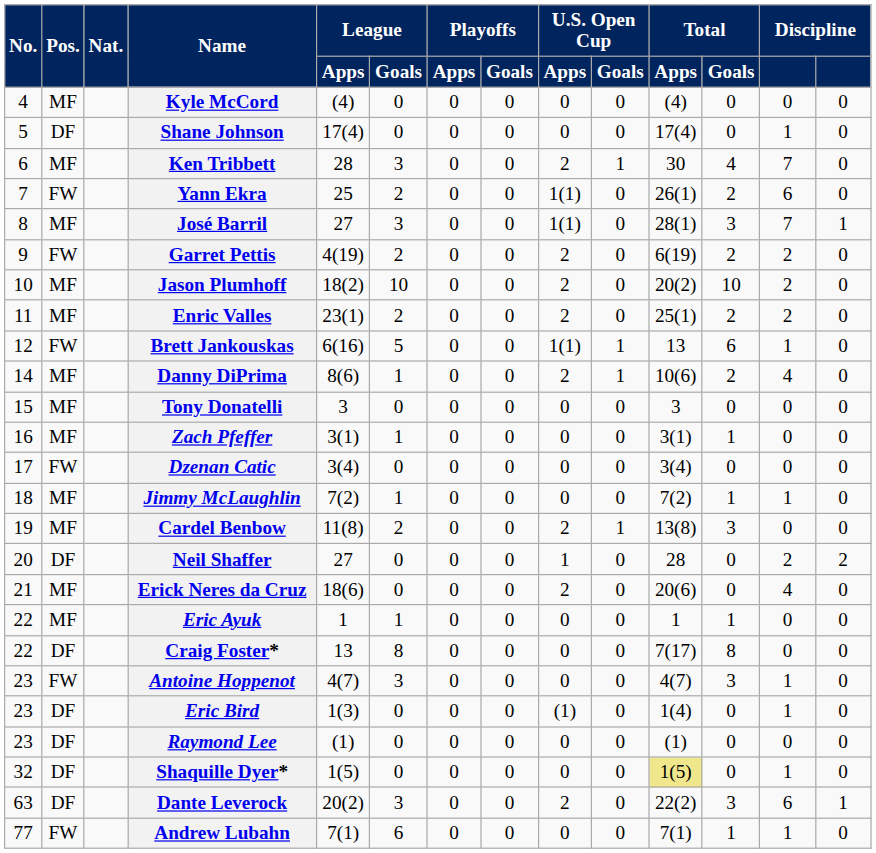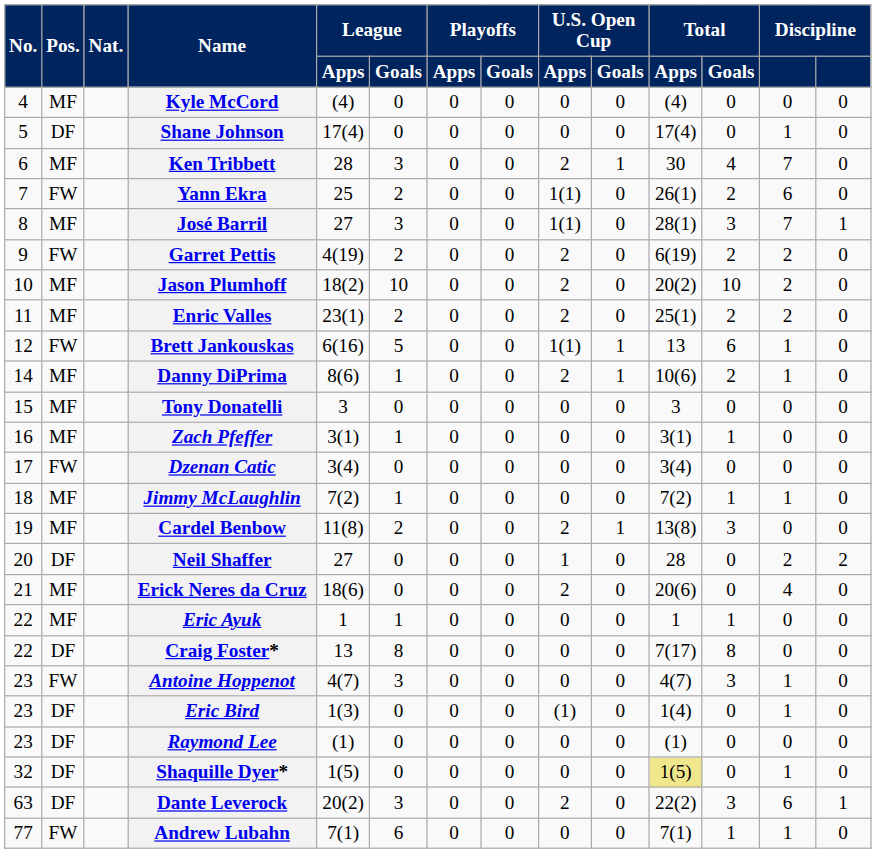(788, 376) 4 -> (788, 376) 1
